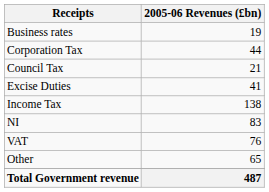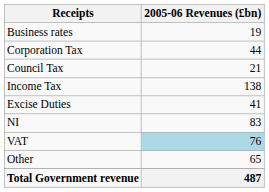rows swapped: (39, 86) <-> (34, 104)
(256, 141) no background -> (256, 141) lightblue background
